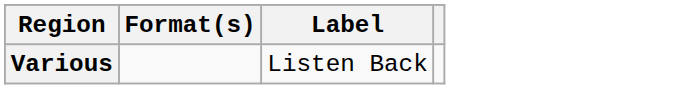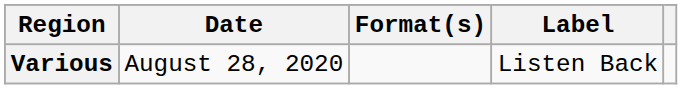+ column: (234, 25)
